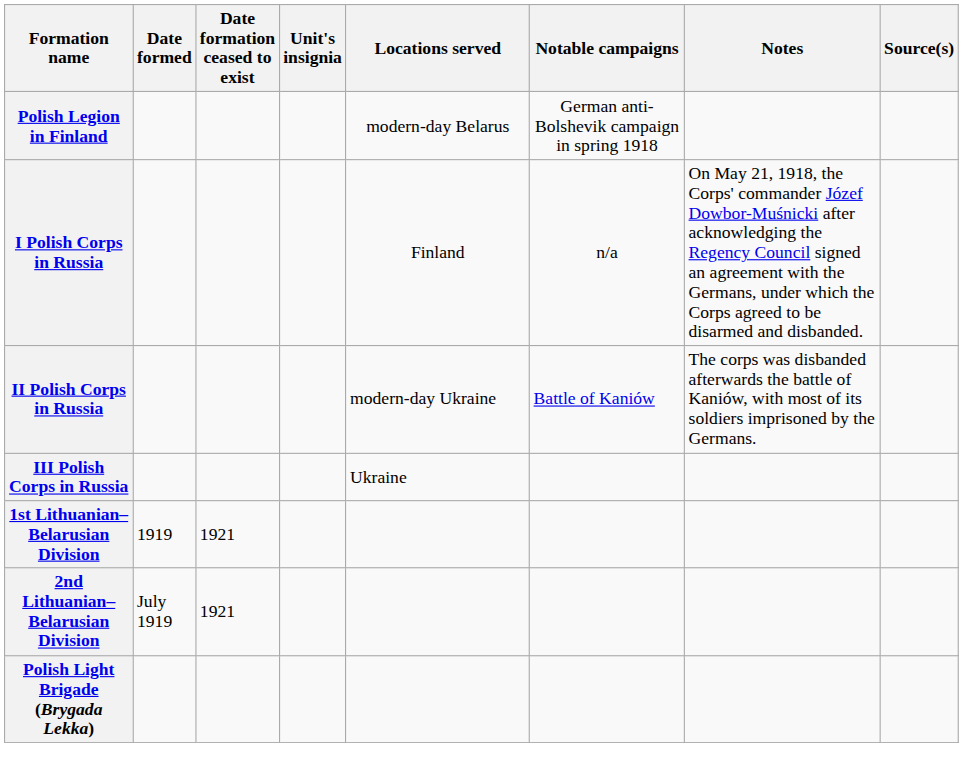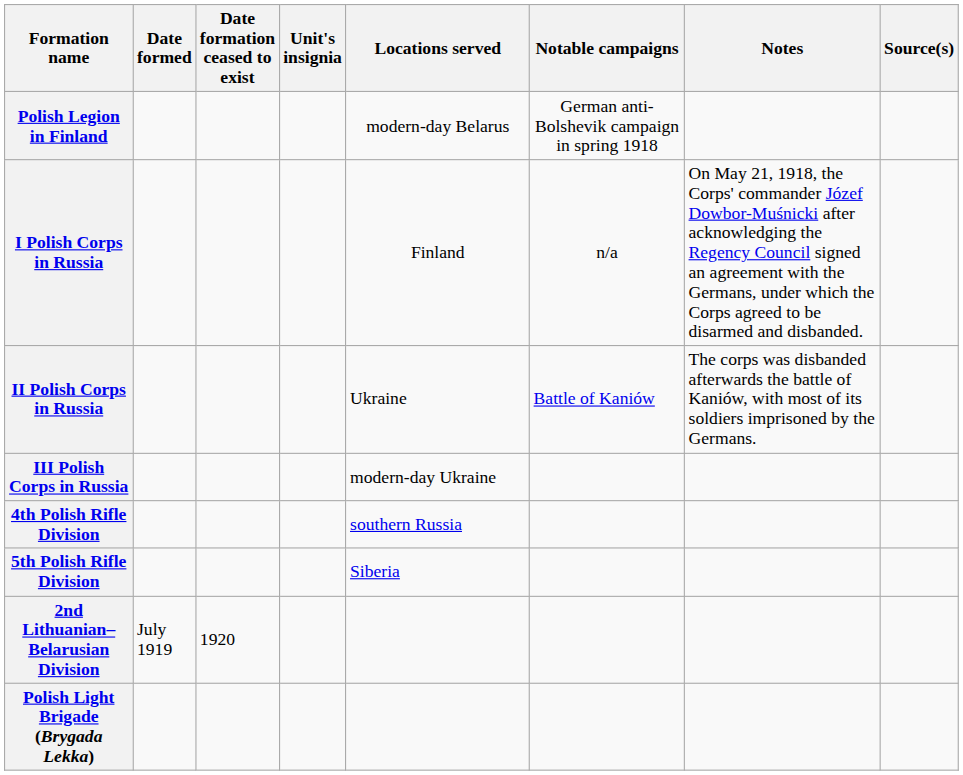(423, 399) modern-day Ukraine -> (378, 399) Ukraine
(378, 476) Ukraine -> (423, 476) modern-day Ukraine
+ row: (69, 524)
+ row: (69, 572)
- row: (69, 534)
(217, 611) 1921 -> (217, 639) 1920
